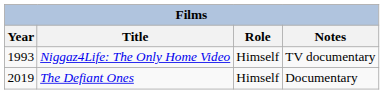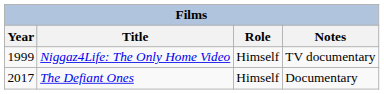(21, 57) 1993 -> (21, 57) 1999
(21, 78) 2019 -> (21, 78) 2017
